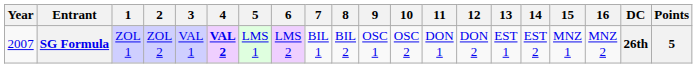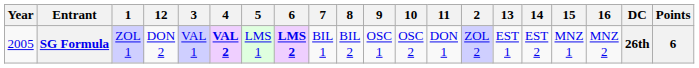columns swapped: (160, 14) <-> (474, 14)
(21, 44) 2007 -> (21, 44) 2005
(288, 44) normal -> (292, 44) bold
(672, 44) 5 -> (673, 44) 6
